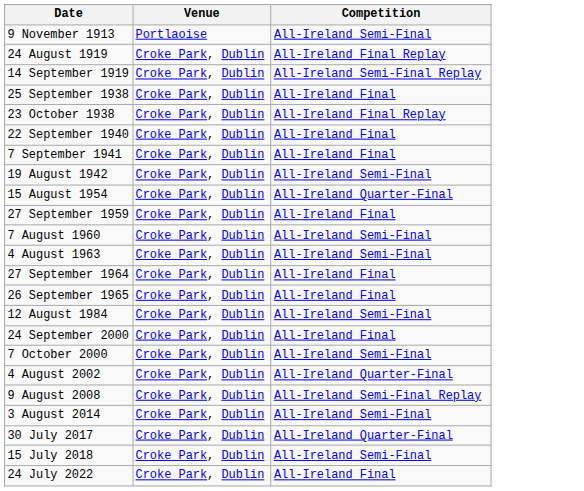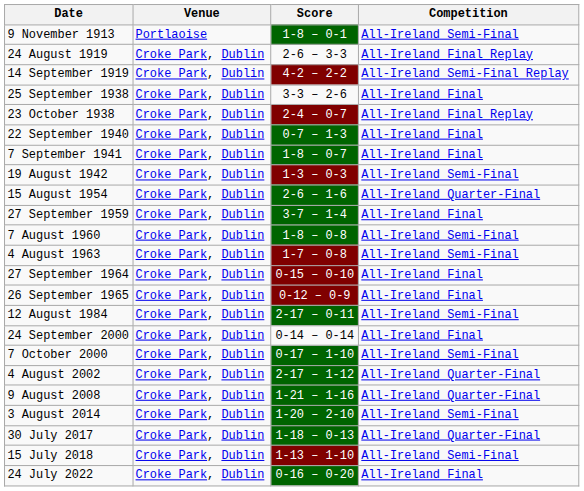+ column: (315, 14)
(378, 395) All-Ireland Semi-Final Replay -> (451, 395) All-Ireland Quarter-Final
